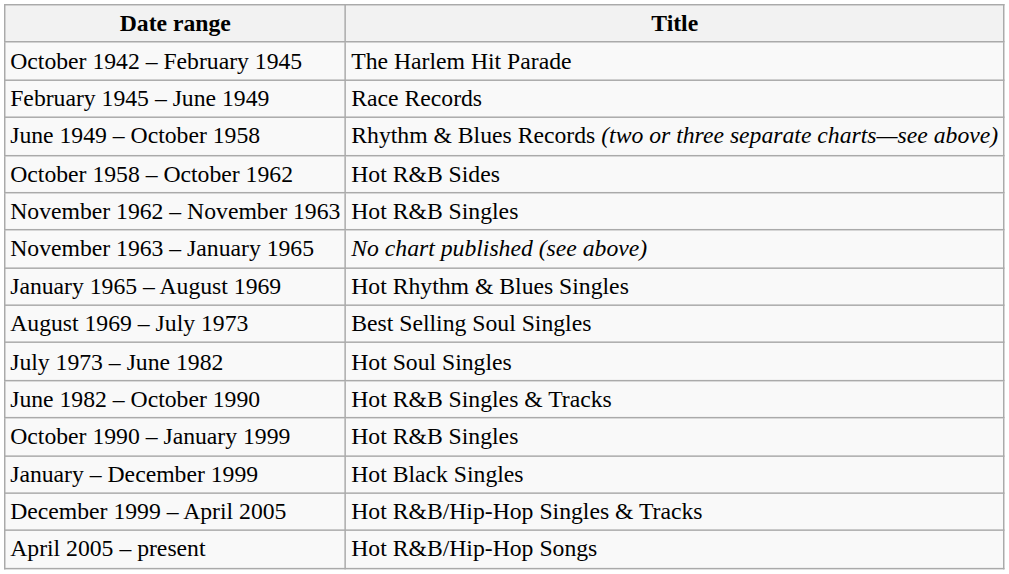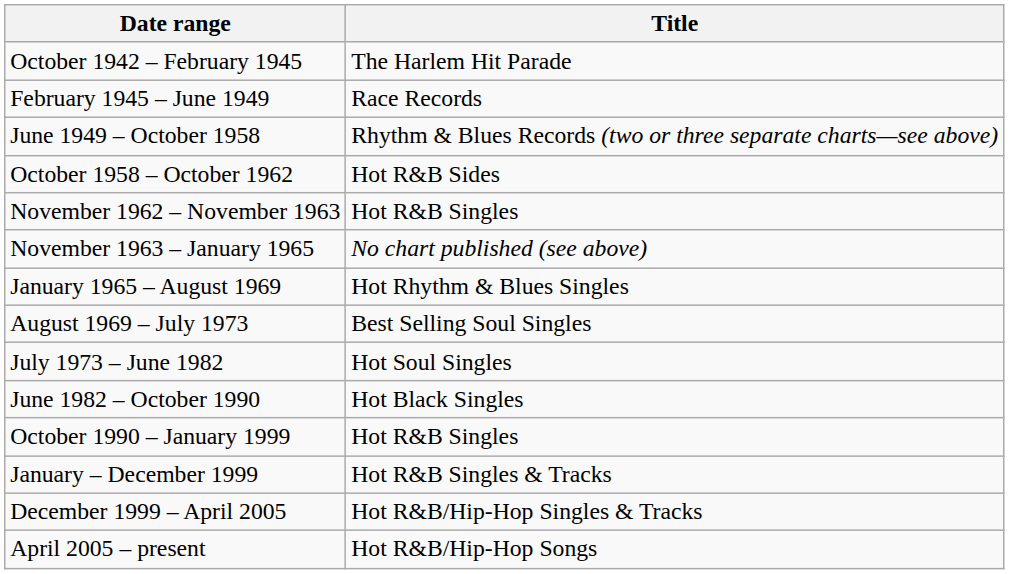(482, 398) Hot R&B Singles & Tracks -> (437, 398) Hot Black Singles
(437, 473) Hot Black Singles -> (482, 473) Hot R&B Singles & Tracks
